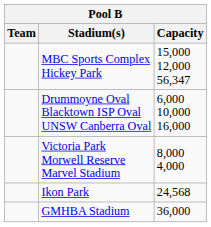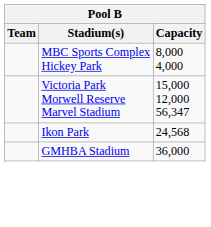(174, 66) 15,000 12,000 56,347 -> (169, 59) 8,000 4,000
- row: (96, 113)
(171, 159) 8,000 4,000 -> (173, 99) 15,000 12,000 56,347
